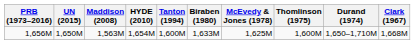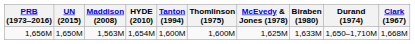columns swapped: (204, 16) <-> (299, 16)
